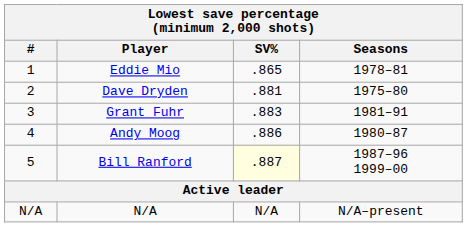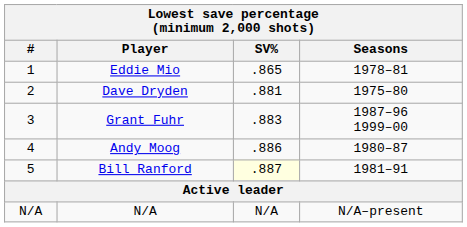(381, 114) 1981–91 -> (381, 121) 1987–96 1999–00
(381, 163) 1987–96 1999–00 -> (381, 170) 1981–91
